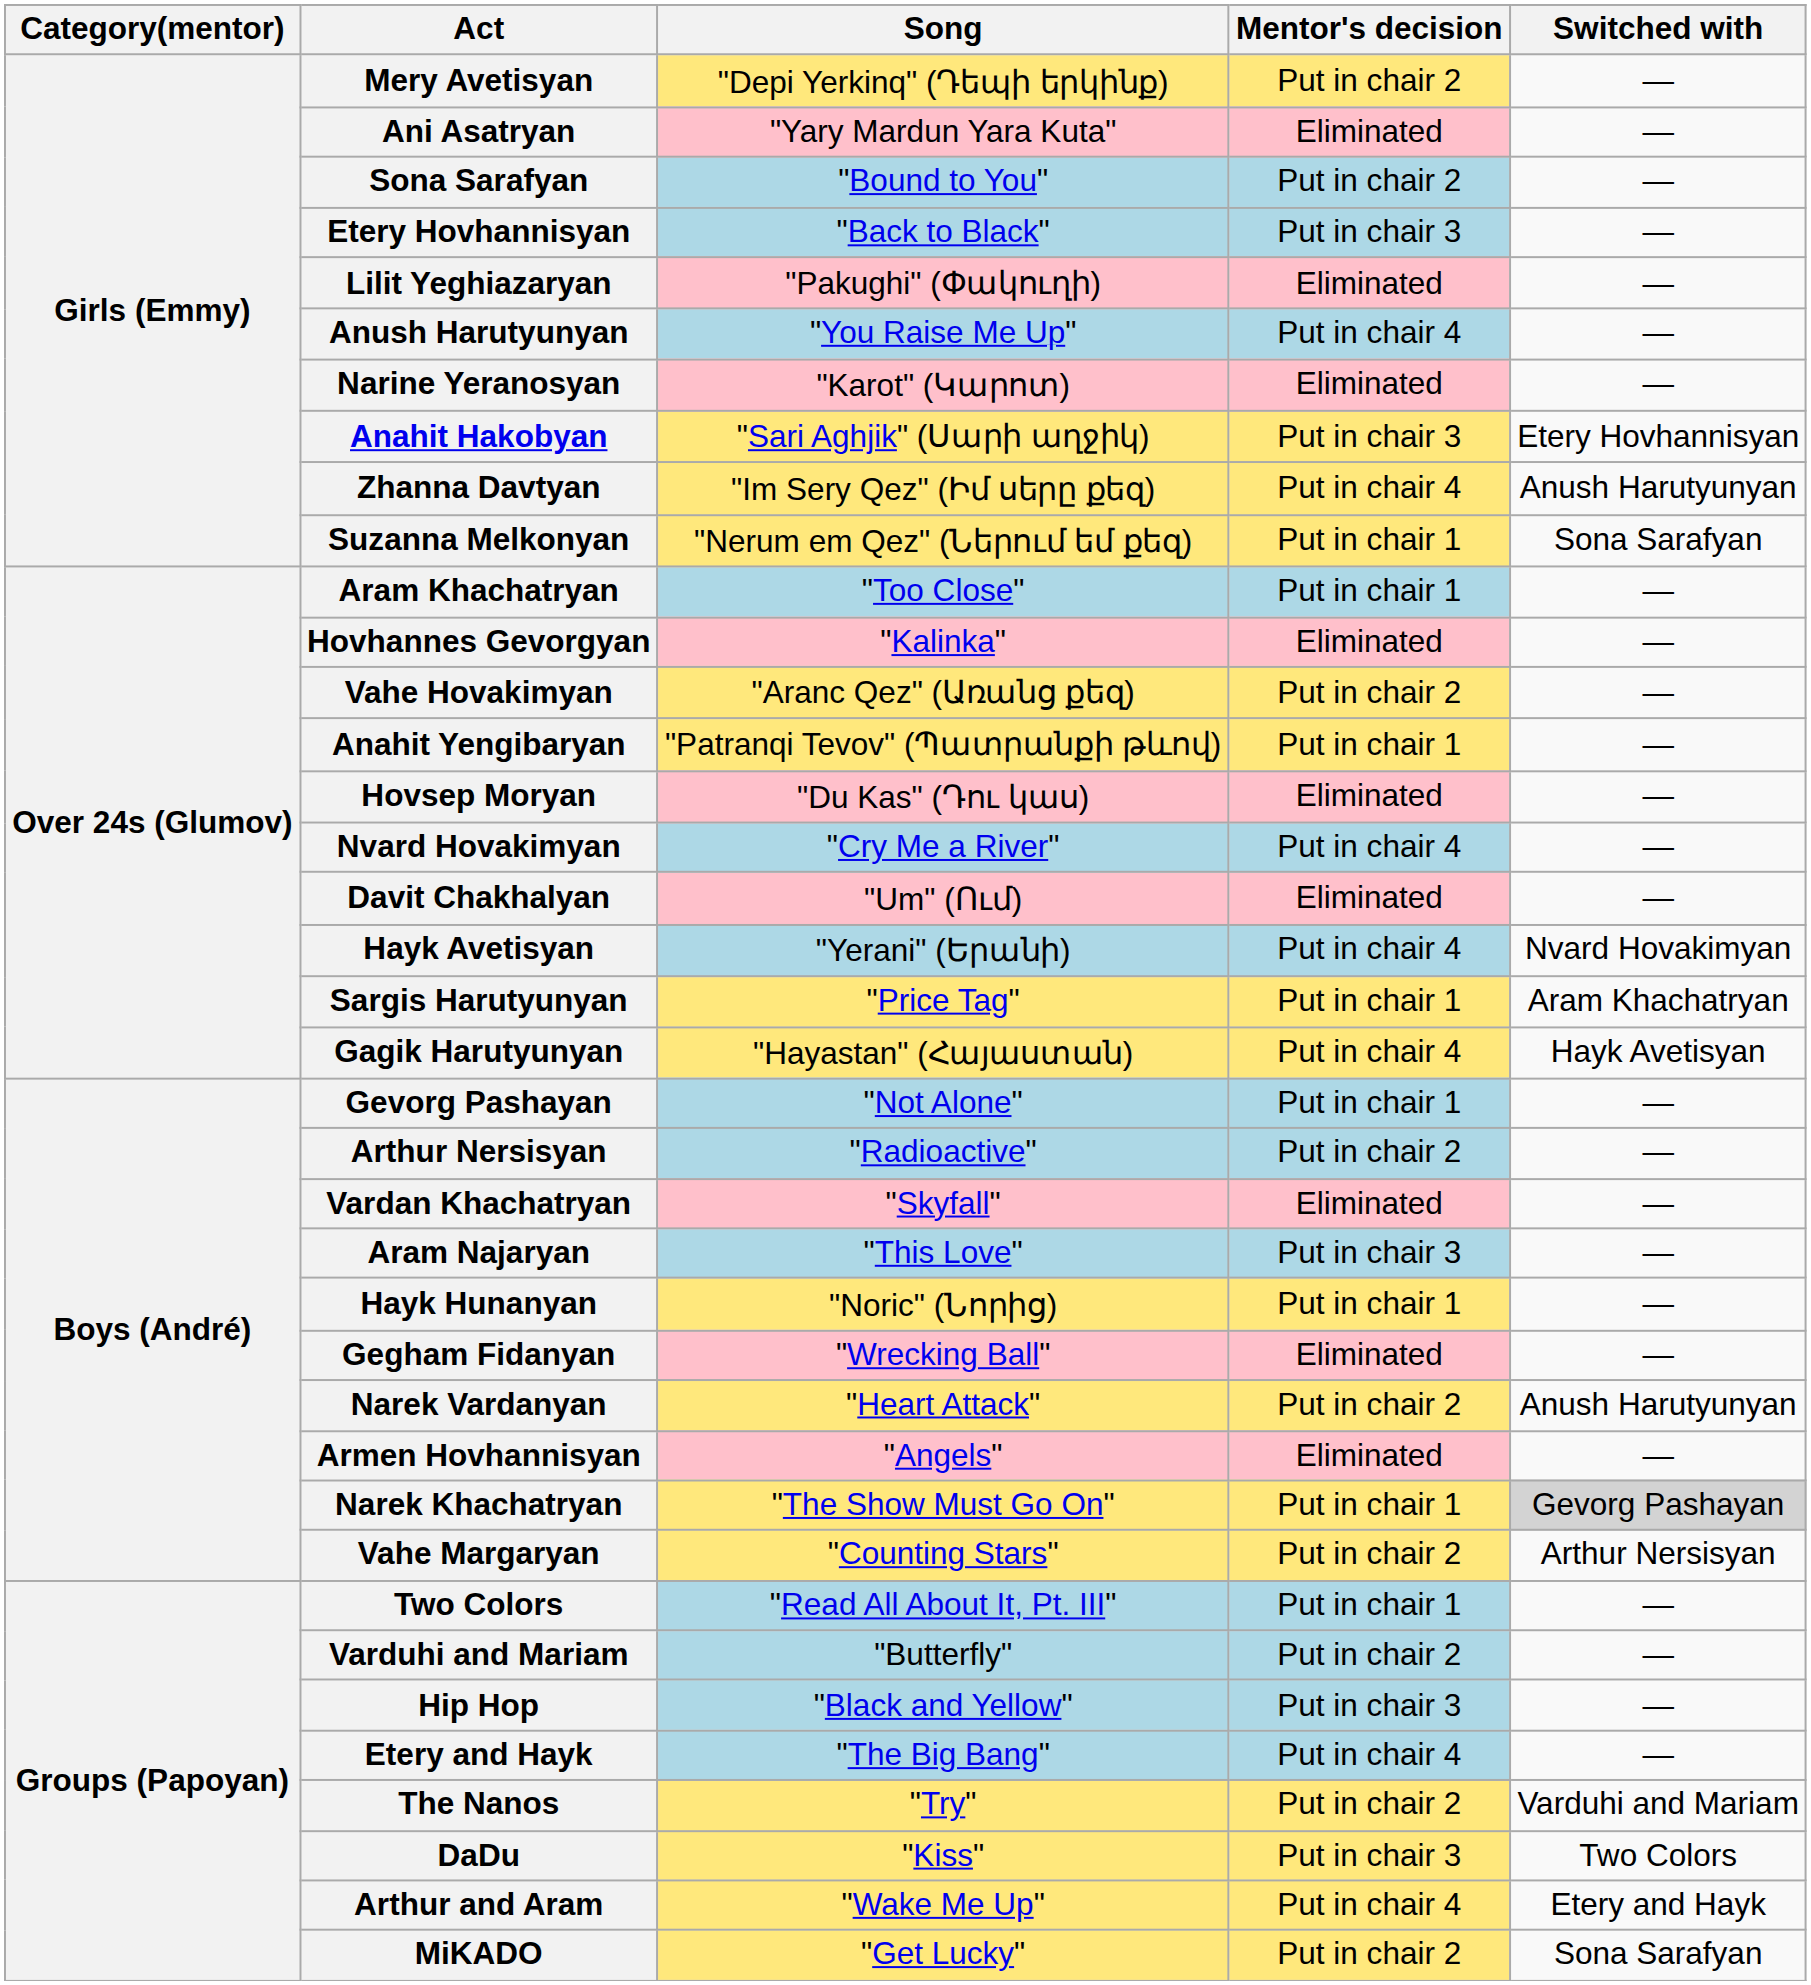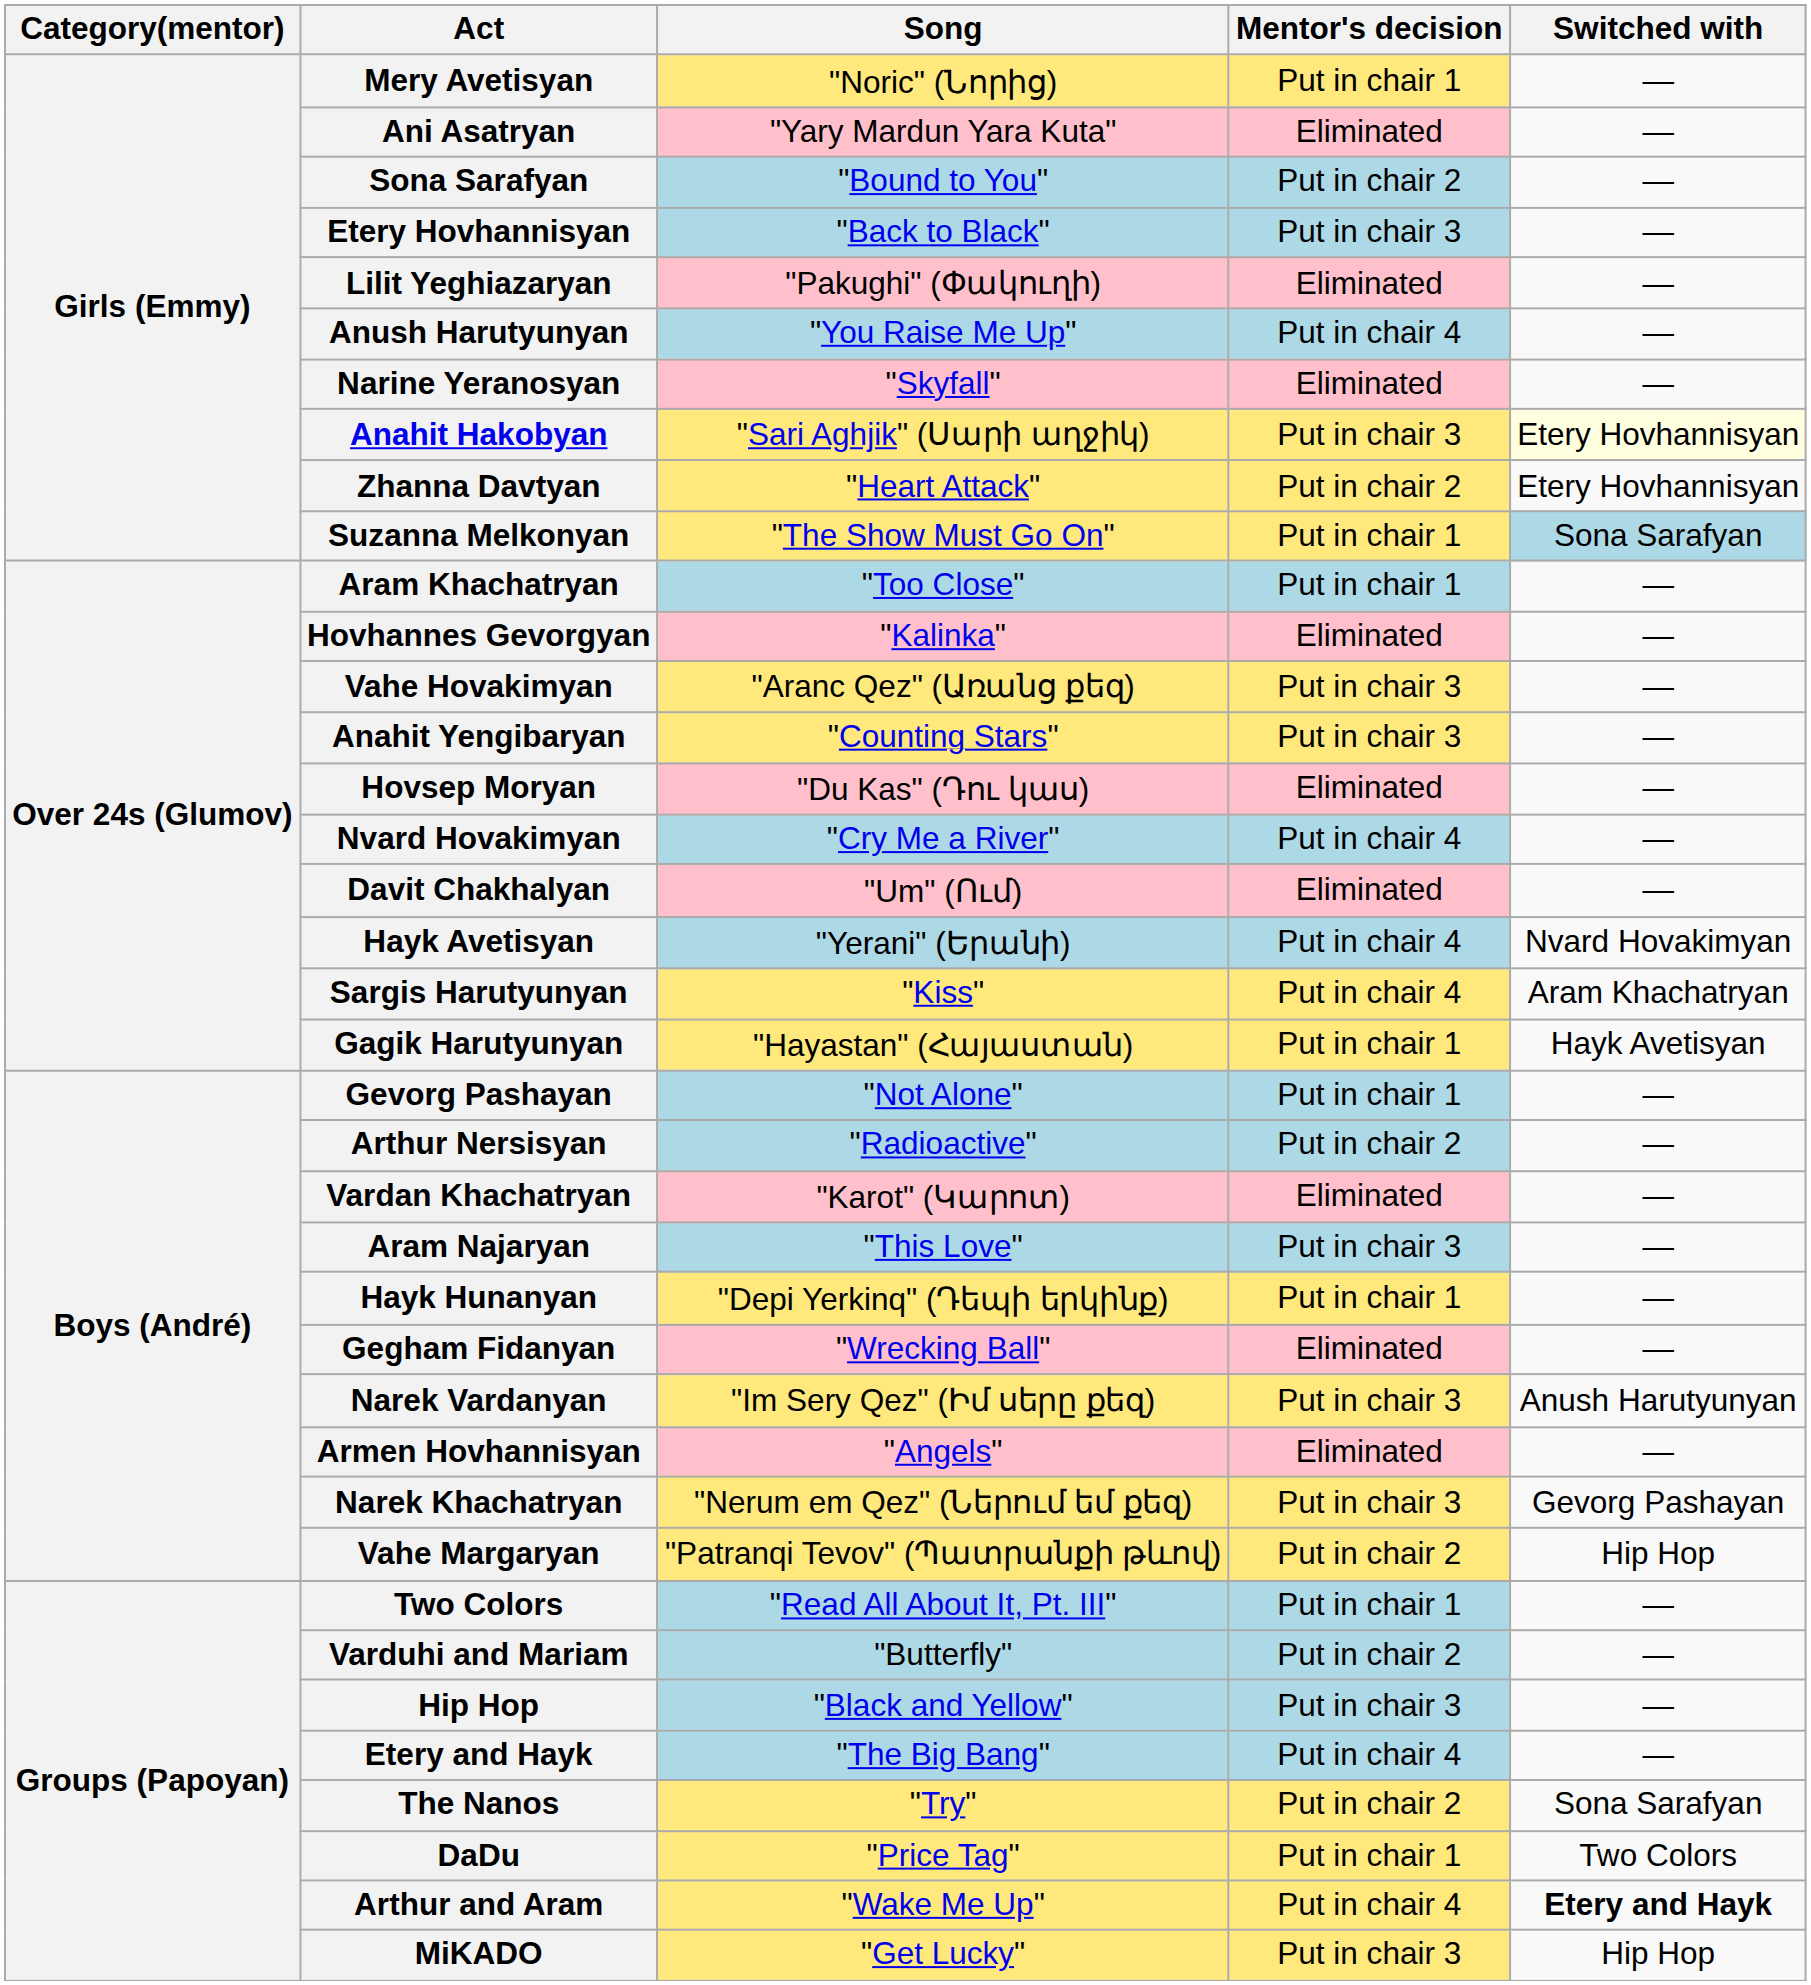(943, 81) "Depi Yerkinq" (Դեպի երկինք) -> (943, 81) "Noric" (Նորից)
(1369, 80) Put in chair 2 -> (1369, 80) Put in chair 1
(943, 385) "Karot" (Կարոտ) -> (943, 383) "Skyfall"
(1658, 436) no background -> (1658, 434) lightyellow background
(943, 489) "Im Sery Qez" (Իմ սերը քեզ) -> (943, 485) "Heart Attack"
(1369, 488) Put in chair 4 -> (1369, 485) Put in chair 2
(1658, 488) Anush Harutyunyan -> (1658, 485) Etery Hovhannisyan
(943, 541) "Nerum em Qez" (Ներում եմ քեզ) -> (943, 535) "The Show Must Go On"
(1658, 540) no background -> (1658, 535) lightblue background
(1369, 692) Put in chair 2 -> (1369, 686) Put in chair 3
(943, 745) "Patranqi Tevov" (Պատրանքի թևով) -> (943, 737) "Counting Stars"
(1369, 744) Put in chair 1 -> (1369, 737) Put in chair 3
(943, 1000) "Price Tag" -> (943, 993) "Kiss"
(1369, 1000) Put in chair 1 -> (1369, 993) Put in chair 4
(1369, 1051) Put in chair 4 -> (1369, 1044) Put in chair 1
(943, 1202) "Skyfall" -> (943, 1196) "Karot" (Կարոտ)
(943, 1304) "Noric" (Նորից) -> (943, 1298) "Depi Yerkinq" (Դեպի երկինք)
(943, 1404) "Heart Attack" -> (943, 1400) "Im Sery Qez" (Իմ սերը քեզ)
(1369, 1404) Put in chair 2 -> (1369, 1399) Put in chair 3
(943, 1504) "The Show Must Go On" -> (943, 1502) "Nerum em Qez" (Ներում եմ քեզ)
(1369, 1504) Put in chair 1 -> (1369, 1501) Put in chair 3
(1658, 1504) lightgrey background -> (1658, 1501) no background
(943, 1554) "Counting Stars" -> (943, 1554) "Patranqi Tevov" (Պատրանքի թևով)
(1658, 1554) Arthur Nersisyan -> (1658, 1553) Hip Hop
(1658, 1804) Varduhi and Mariam -> (1658, 1804) Sona Sarafyan
(943, 1854) "Kiss" -> (943, 1854) "Price Tag"
(1369, 1854) Put in chair 3 -> (1369, 1854) Put in chair 1
(1658, 1904) normal -> (1658, 1904) bold
(1369, 1954) Put in chair 2 -> (1369, 1954) Put in chair 3
(1658, 1954) Sona Sarafyan -> (1658, 1954) Hip Hop
